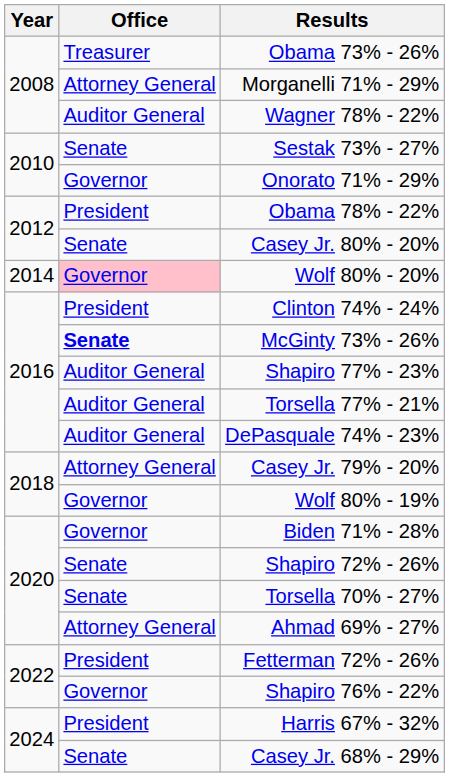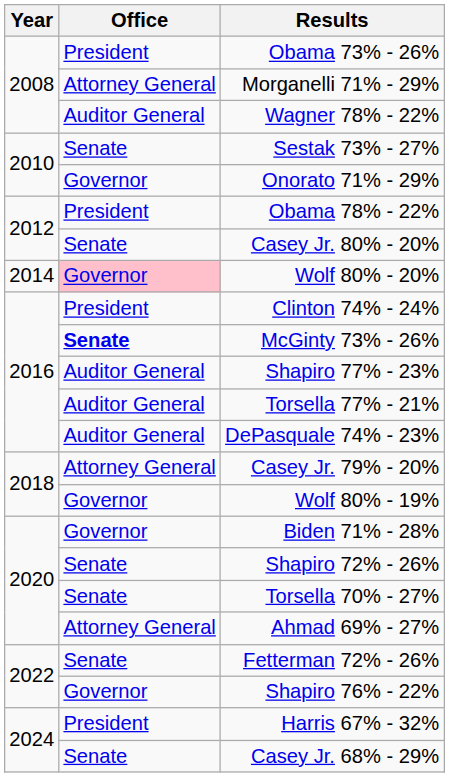(107, 52) Treasurer -> (106, 52) President
(106, 659) President -> (95, 659) Senate
